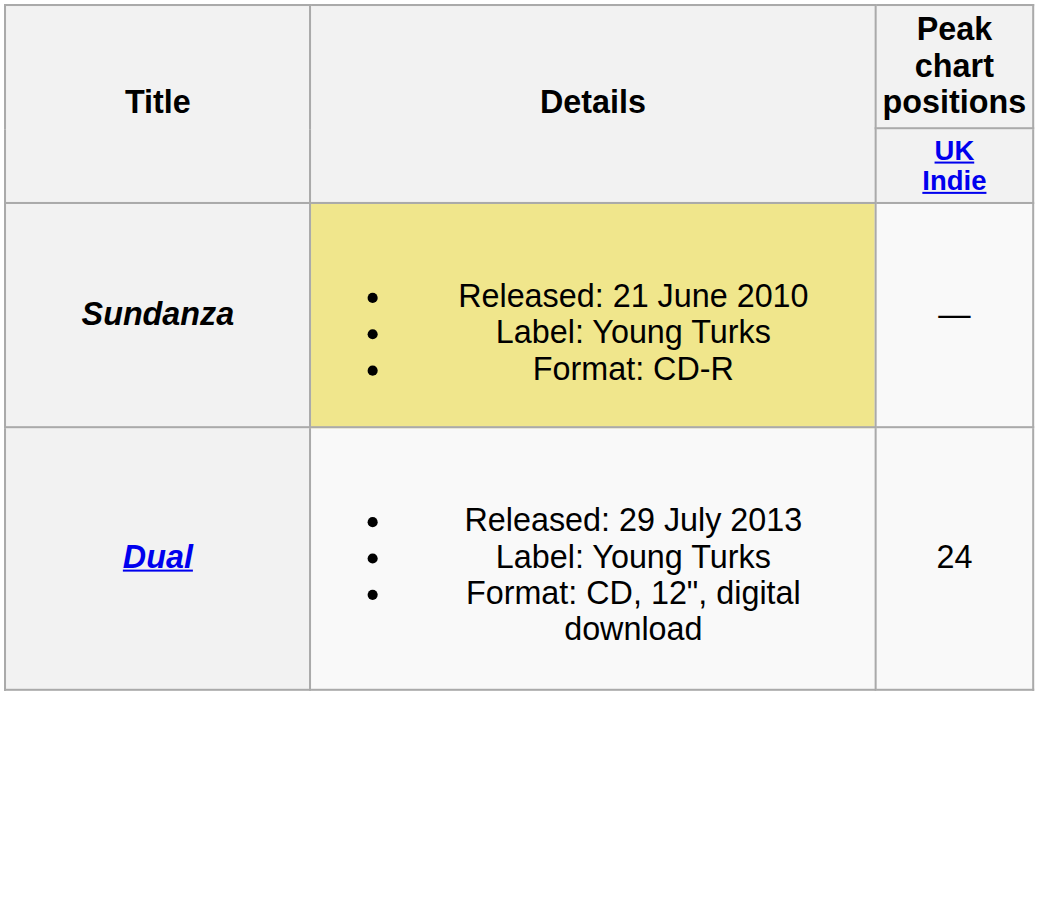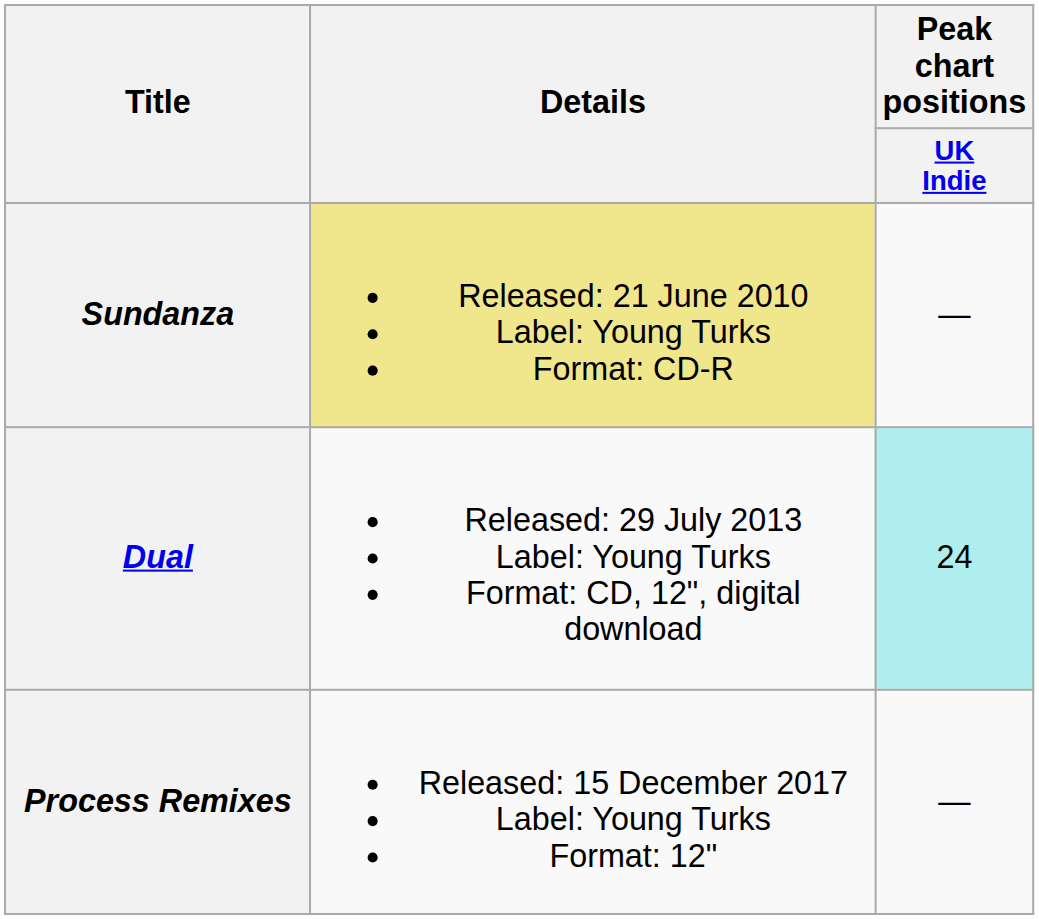(954, 557) no background -> (954, 557) paleturquoise background
+ row: (158, 800)
